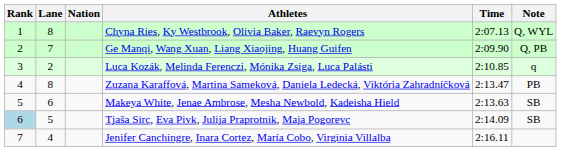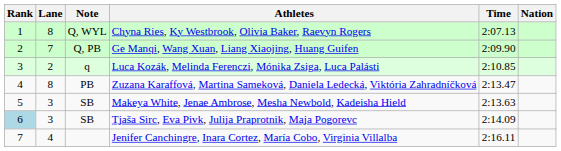columns swapped: (84, 13) <-> (534, 13)
(50, 102) 6 -> (50, 102) 3
(50, 119) 5 -> (50, 119) 3
